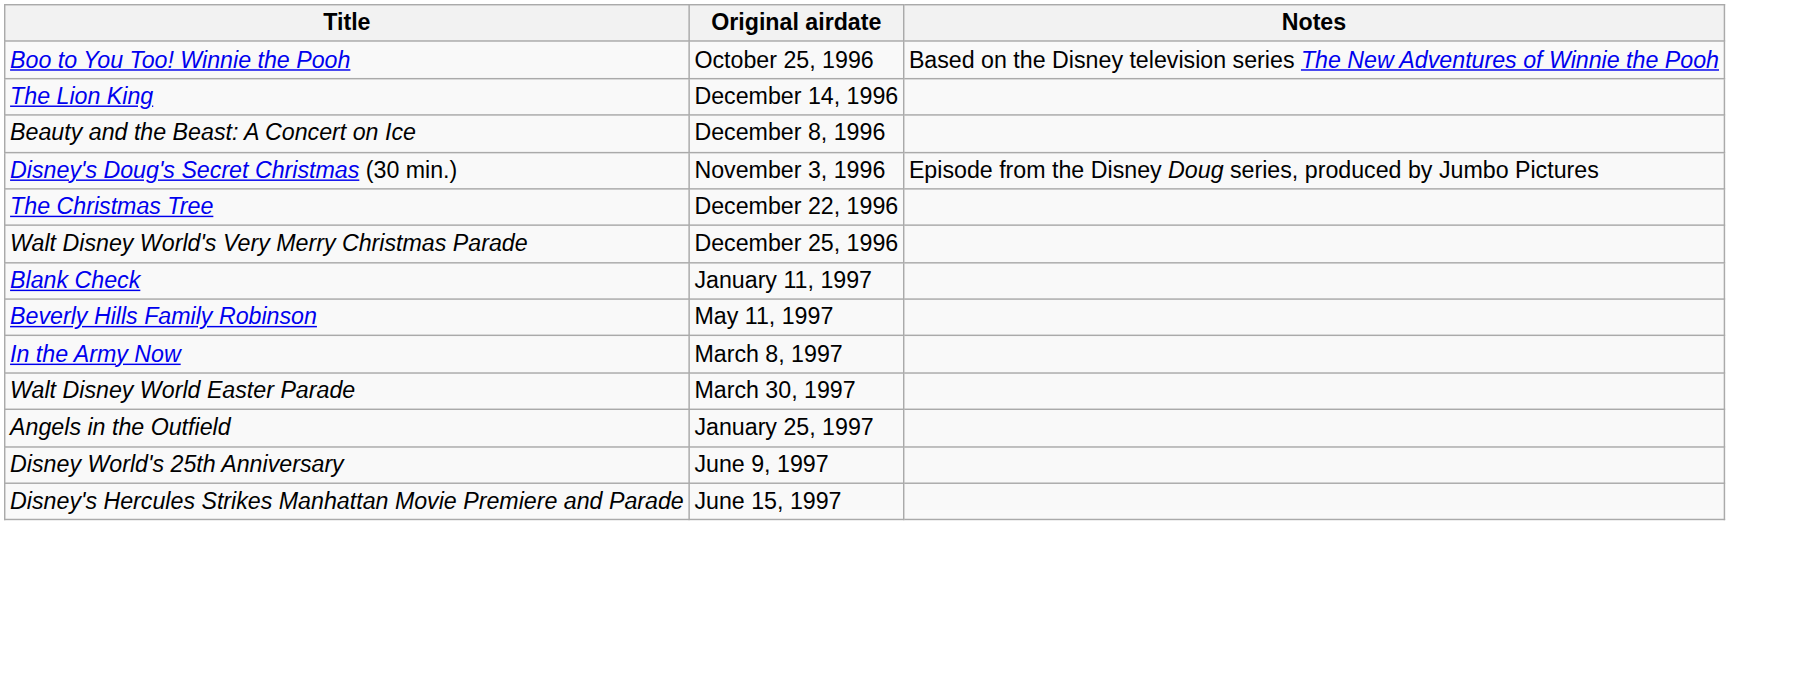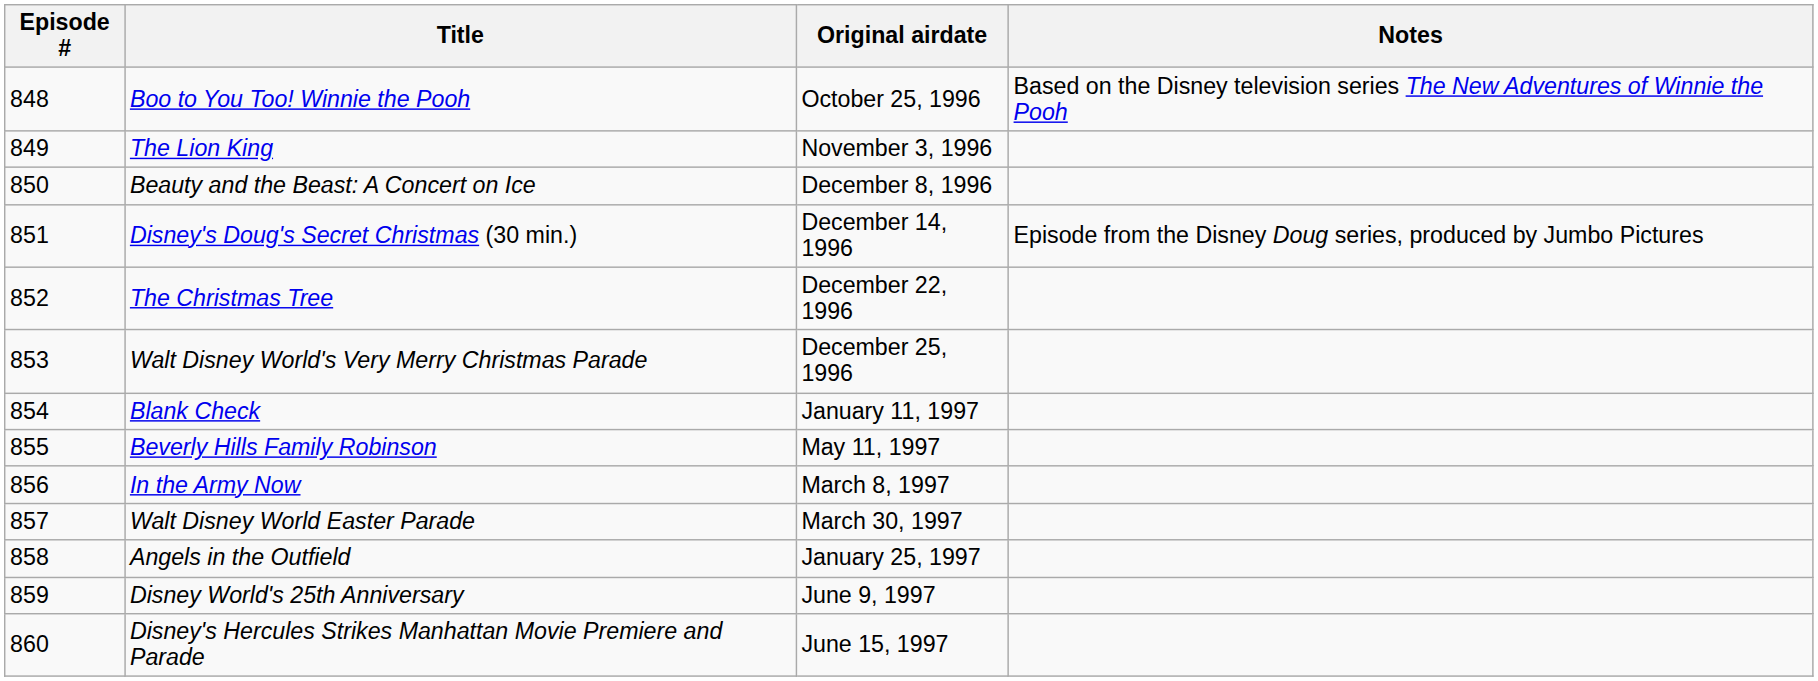+ column: (65, 35)
(796, 96) December 14, 1996 -> (897, 148) November 3, 1996
(790, 170) November 3, 1996 -> (874, 235) December 14, 1996
